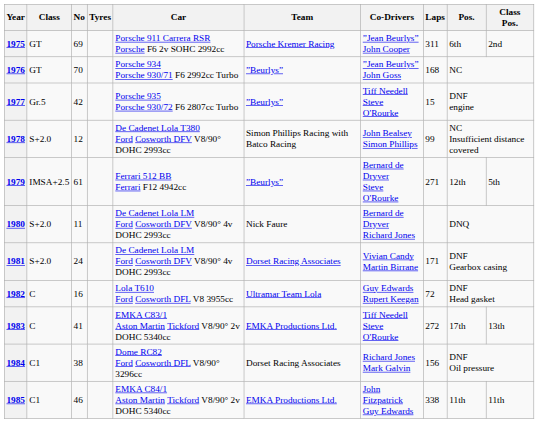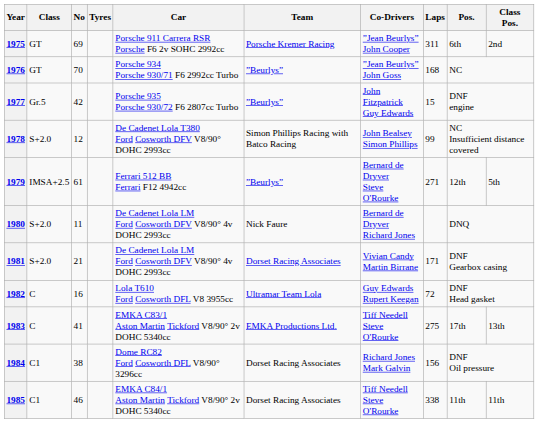(385, 102) Tiff Needell Steve O'Rourke -> (388, 102) John Fitzpatrick Guy Edwards
(78, 262) 24 -> (78, 262) 21
(432, 325) 272 -> (432, 325) 275
(291, 400) EMKA Productions Ltd. -> (293, 400) Dorset Racing Associates
(388, 400) John Fitzpatrick Guy Edwards -> (385, 400) Tiff Needell Steve O'Rourke
